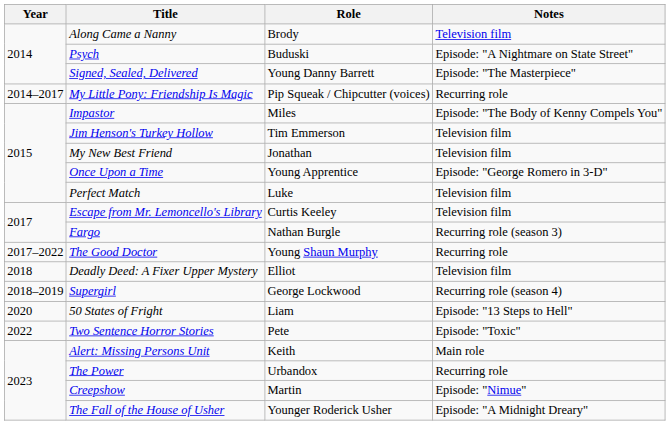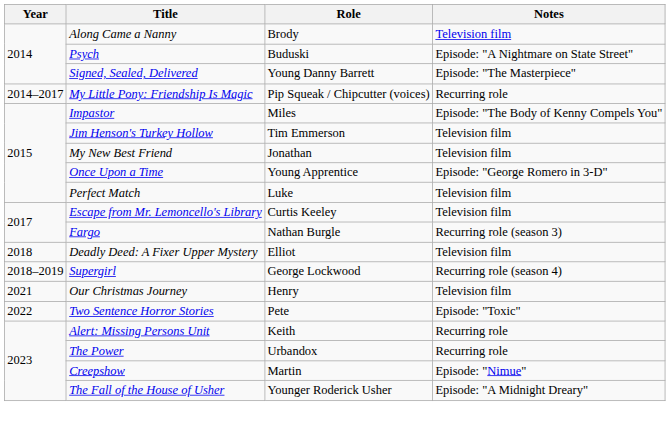- row: (113, 251)
- row: (116, 311)
+ row: (128, 291)
(460, 350) Main role -> (472, 331) Recurring role
